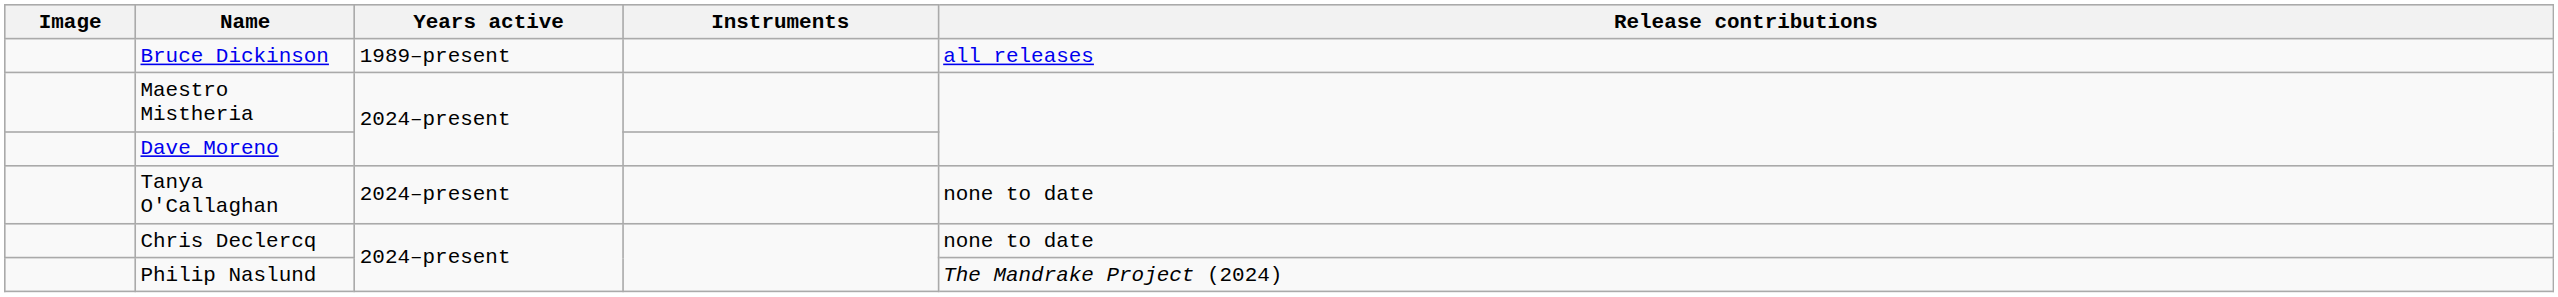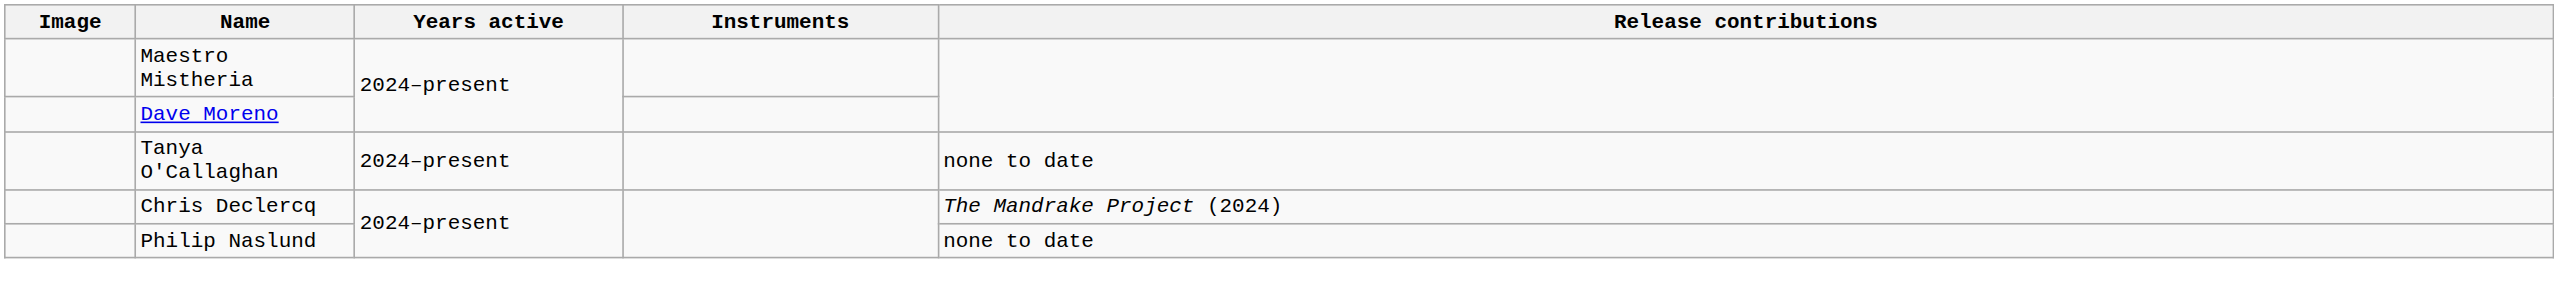- row: (235, 56)
(1019, 241) none to date -> (1113, 207) The Mandrake Project (2024)
(1113, 275) The Mandrake Project (2024) -> (1019, 241) none to date
